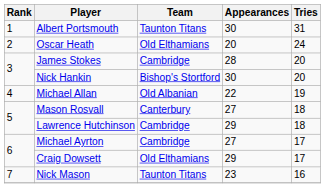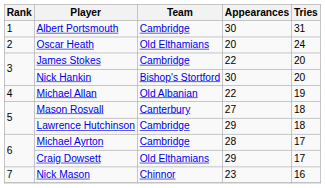(173, 28) Taunton Titans -> (165, 28) Cambridge
(231, 61) 28 -> (231, 61) 22
(231, 142) 27 -> (231, 142) 28
(173, 175) Taunton Titans -> (158, 175) Chinnor
